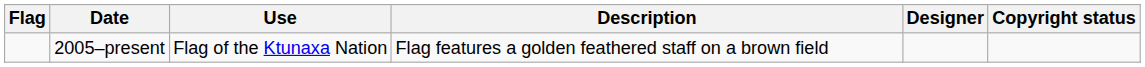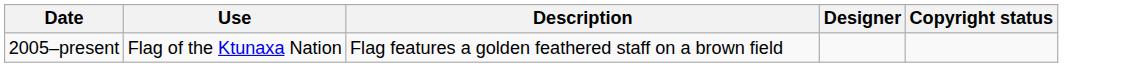- column: (27, 18)
